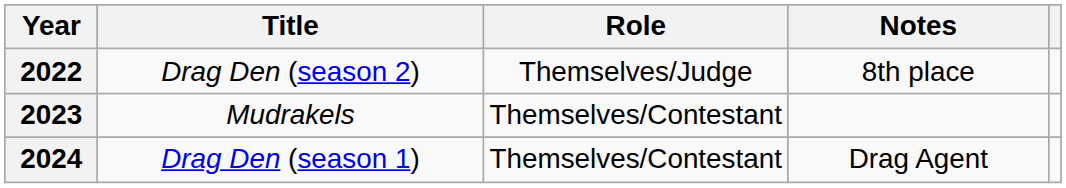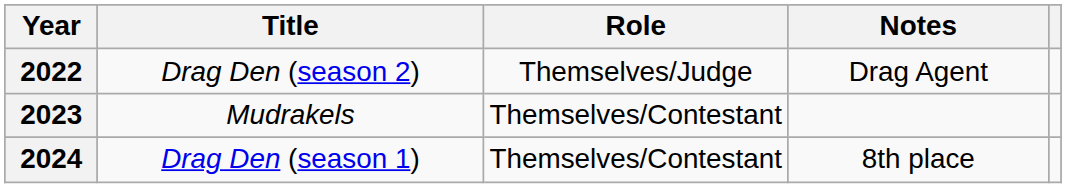(918, 70) 8th place -> (918, 70) Drag Agent
(918, 159) Drag Agent -> (918, 159) 8th place
